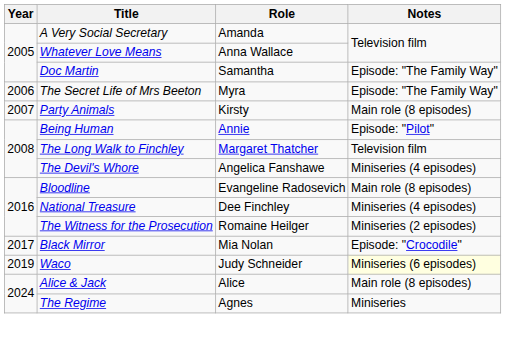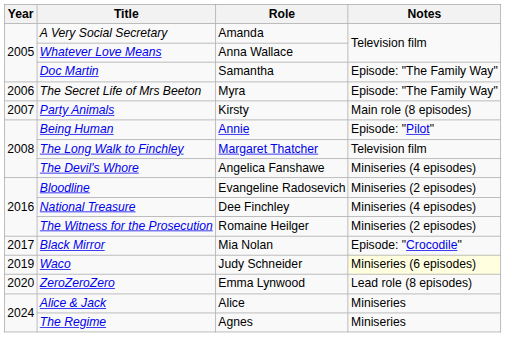(411, 187) Main role (8 episodes) -> (414, 187) Miniseries (2 episodes)
+ row: (77, 284)
(411, 284) Main role (8 episodes) -> (378, 303) Miniseries
